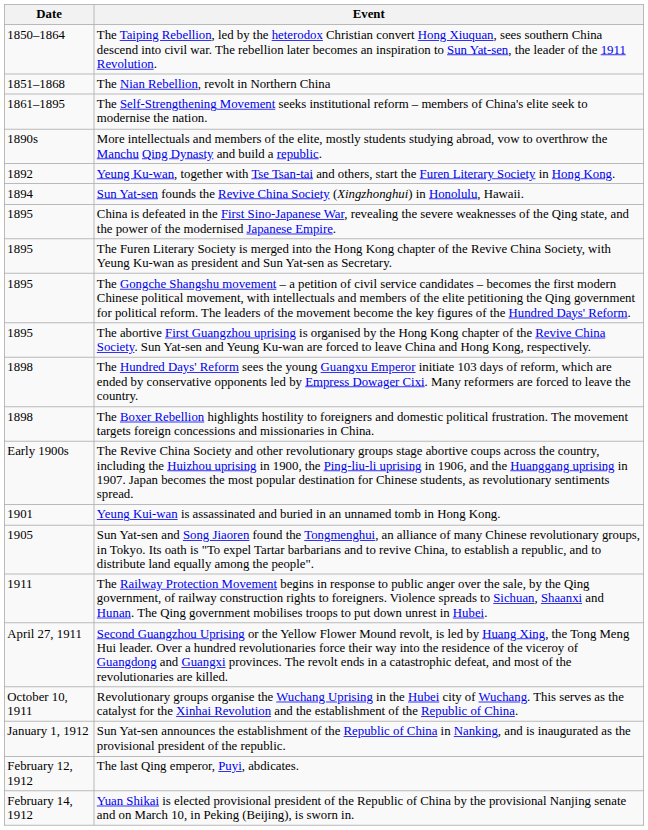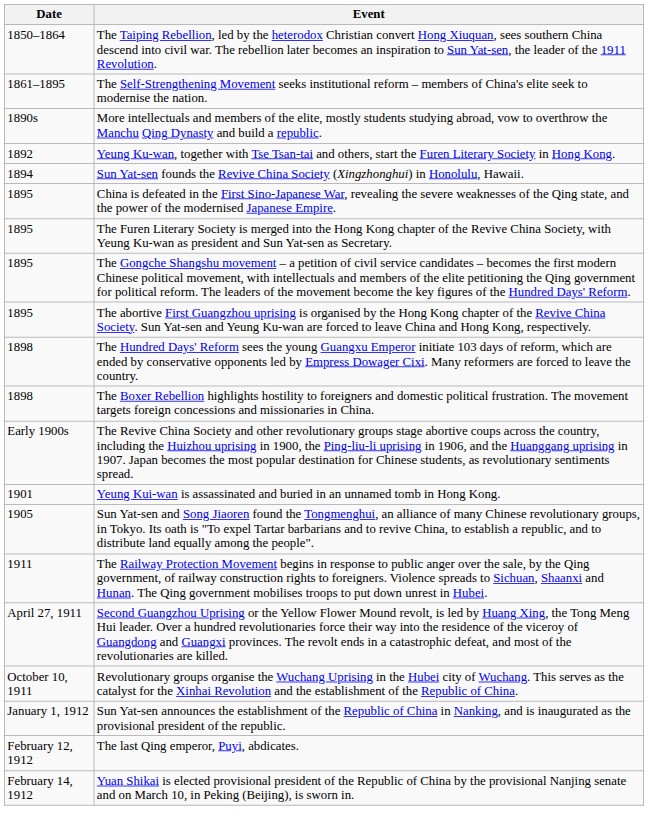- row: (214, 84)
